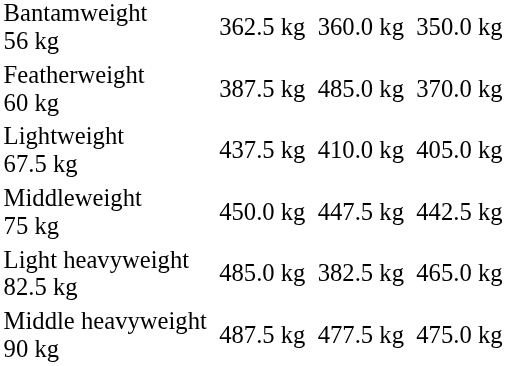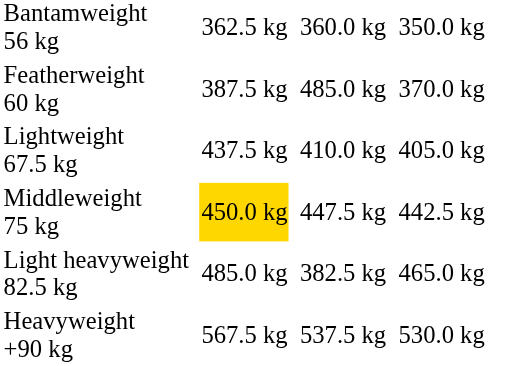(262, 211) no background -> (245, 211) gold background
- row: (105, 335)
+ row: (69, 335)
